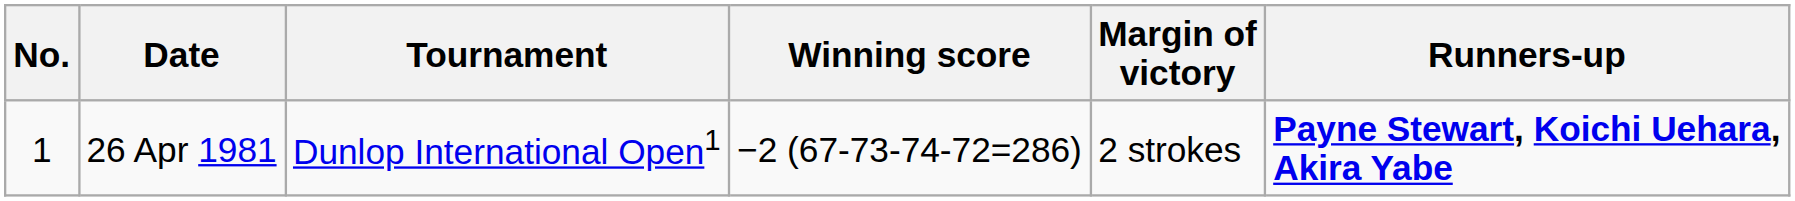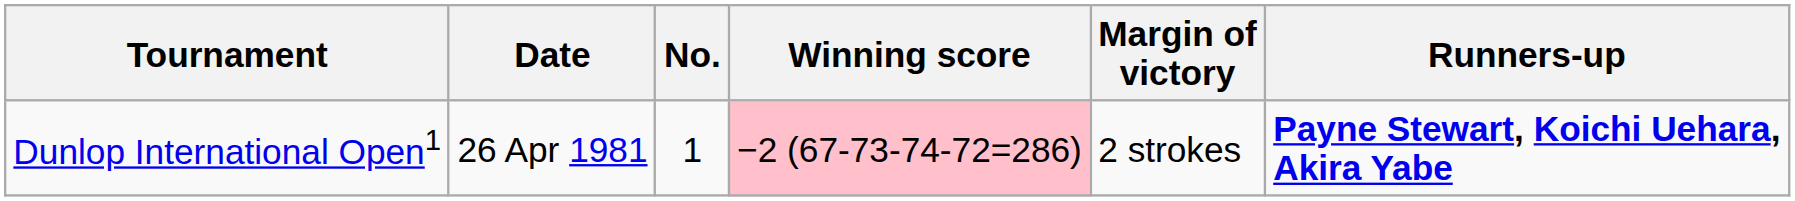columns swapped: (42, 53) <-> (507, 53)
(909, 148) no background -> (909, 148) pink background
